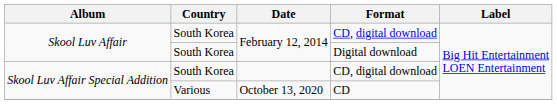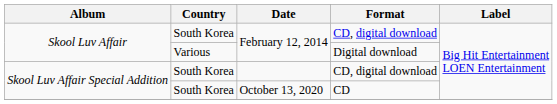(204, 52) South Korea -> (192, 52) Various
(192, 90) Various -> (204, 90) South Korea
